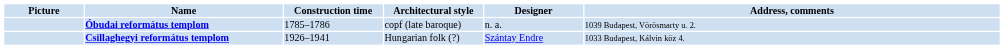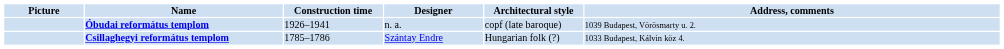columns swapped: (433, 10) <-> (534, 10)
(307, 24) 1785–1786 -> (307, 24) 1926–1941
(307, 38) 1926–1941 -> (307, 38) 1785–1786
